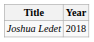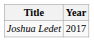(76, 28) 2018 -> (76, 28) 2017
